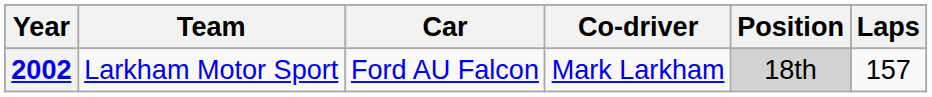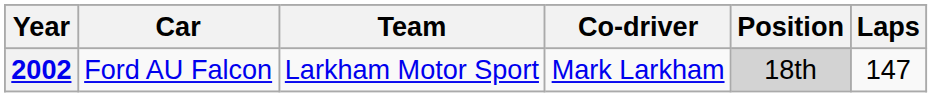columns swapped: (211, 27) <-> (445, 27)
(888, 69) 157 -> (888, 69) 147
